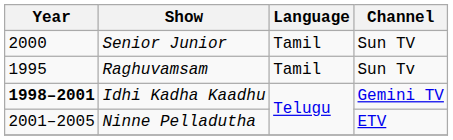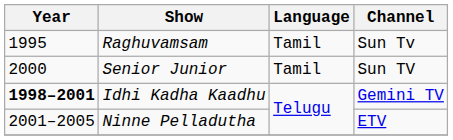rows swapped: (155, 70) <-> (165, 44)
